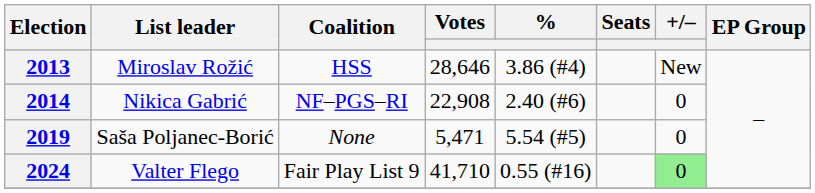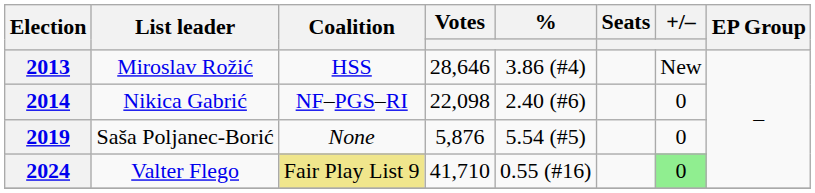(460, 101) 22,908 -> (460, 101) 22,098
(460, 136) 5,471 -> (460, 136) 5,876
(352, 171) no background -> (352, 171) khaki background
